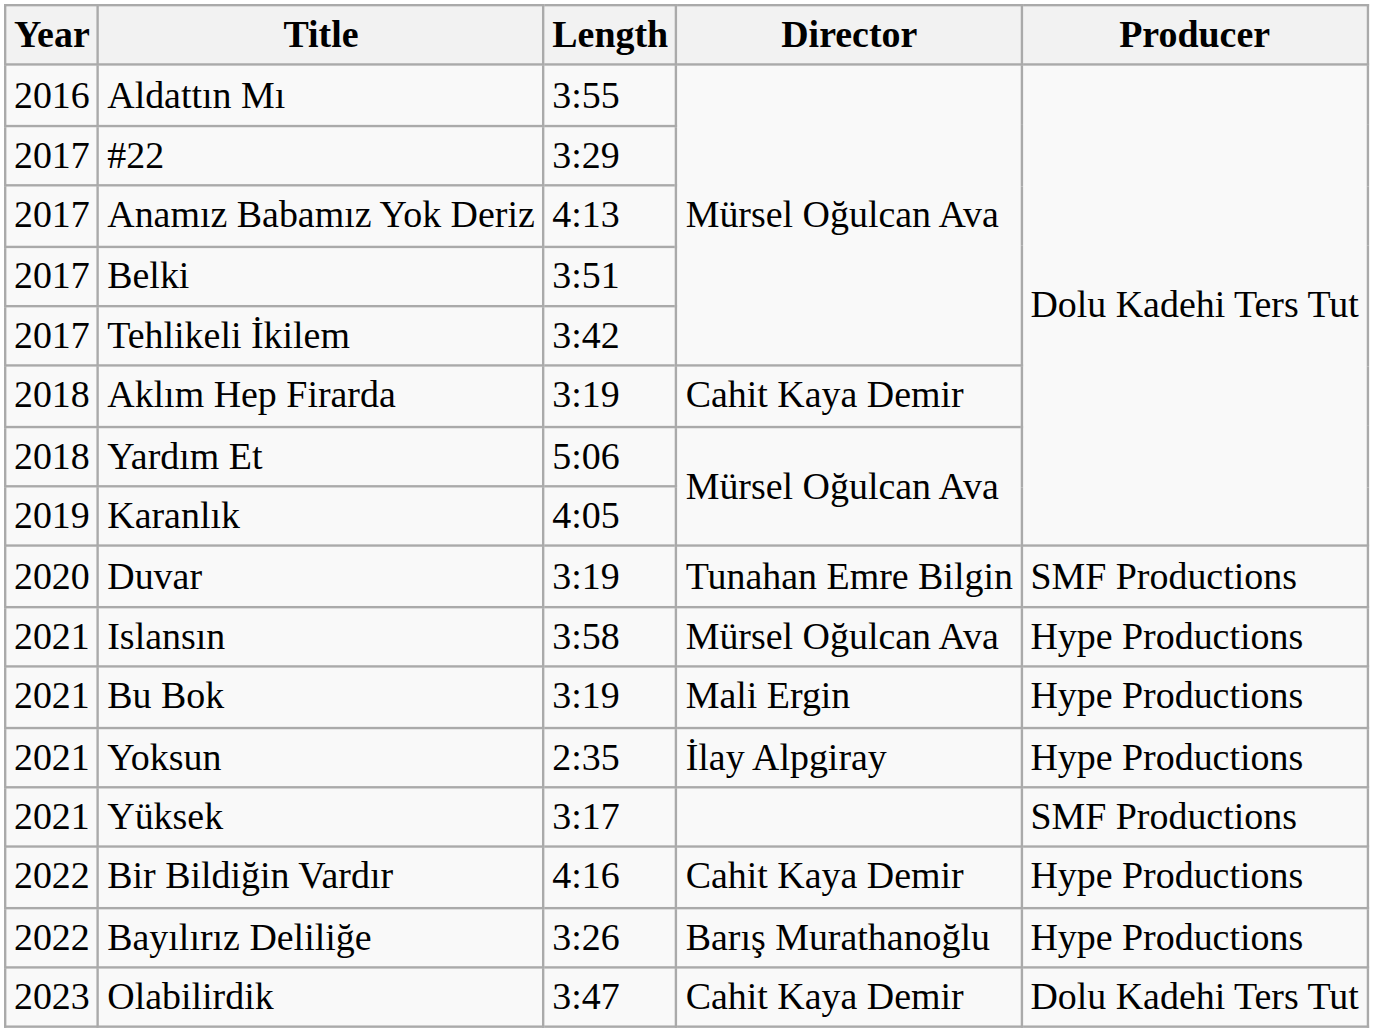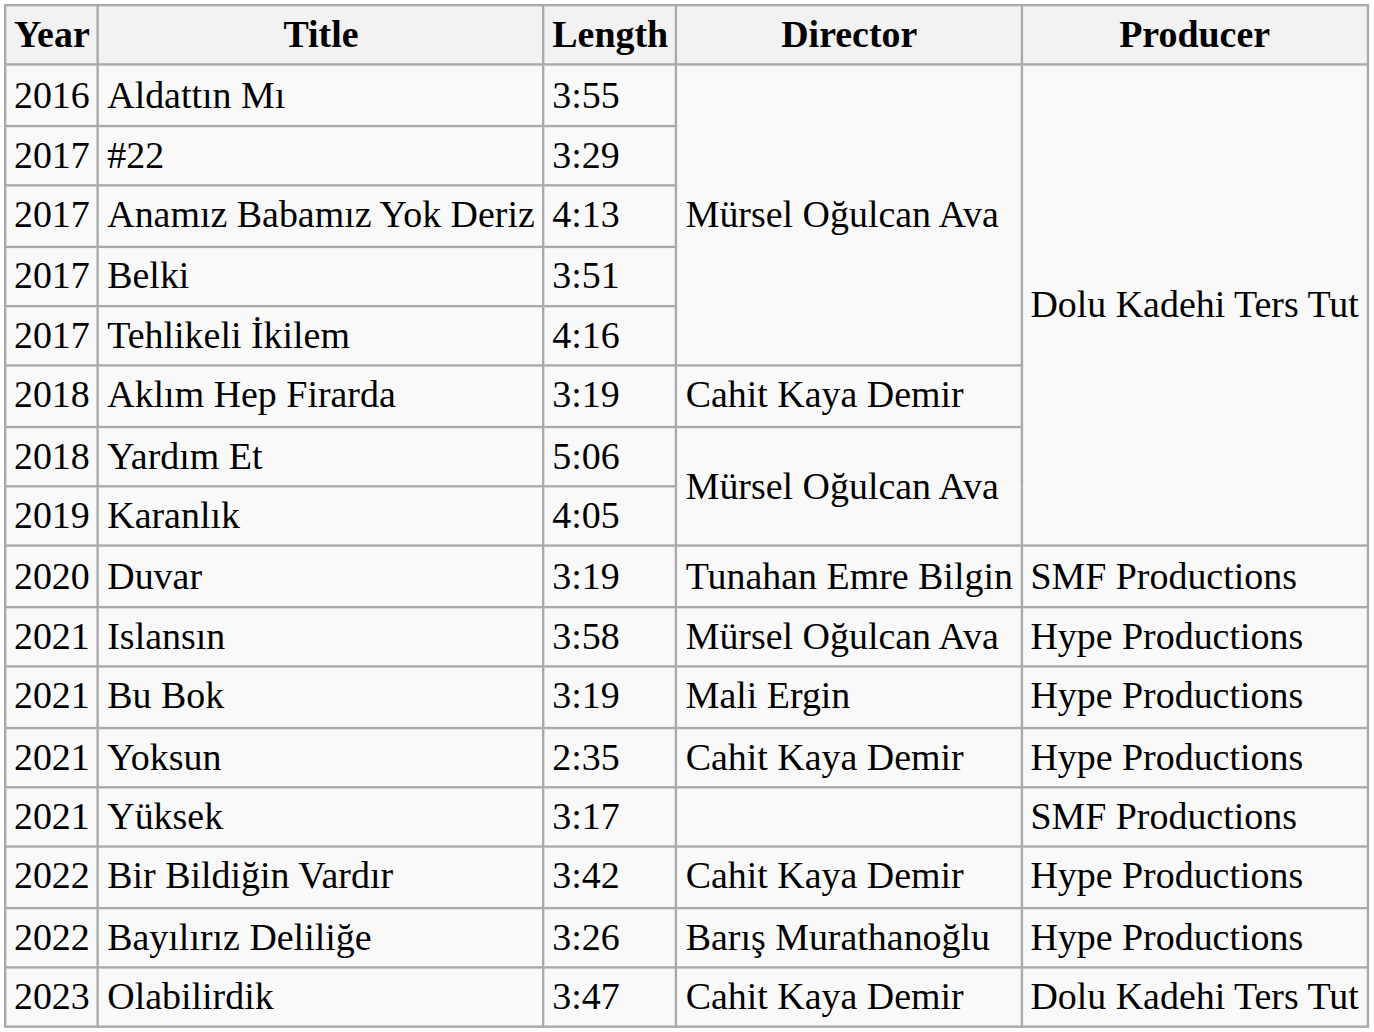(586, 335) 3:42 -> (586, 335) 4:16
(786, 756) İlay Alpgiray -> (825, 756) Cahit Kaya Demir
(586, 876) 4:16 -> (586, 876) 3:42
